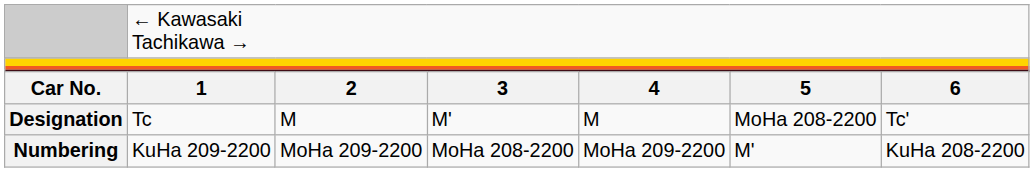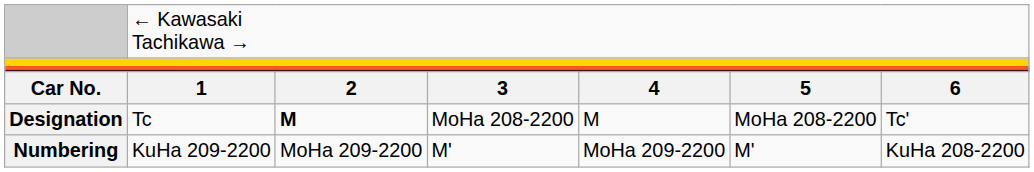(288, 119) normal -> (288, 119) bold
(442, 119) M' -> (503, 119) MoHa 208-2200
(503, 150) MoHa 208-2200 -> (442, 150) M'
